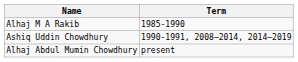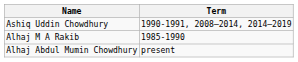rows swapped: (43, 24) <-> (57, 37)
